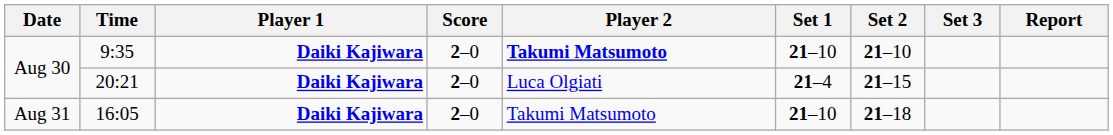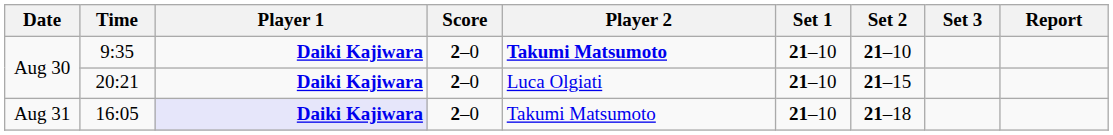(813, 83) 21–4 -> (813, 83) 21–10
(360, 114) no background -> (360, 114) lavender background
